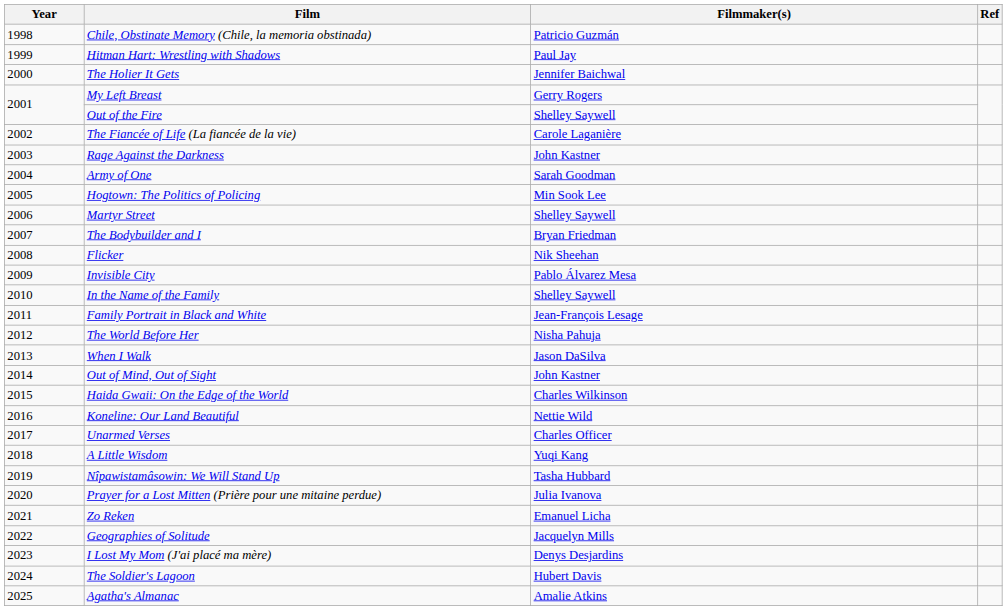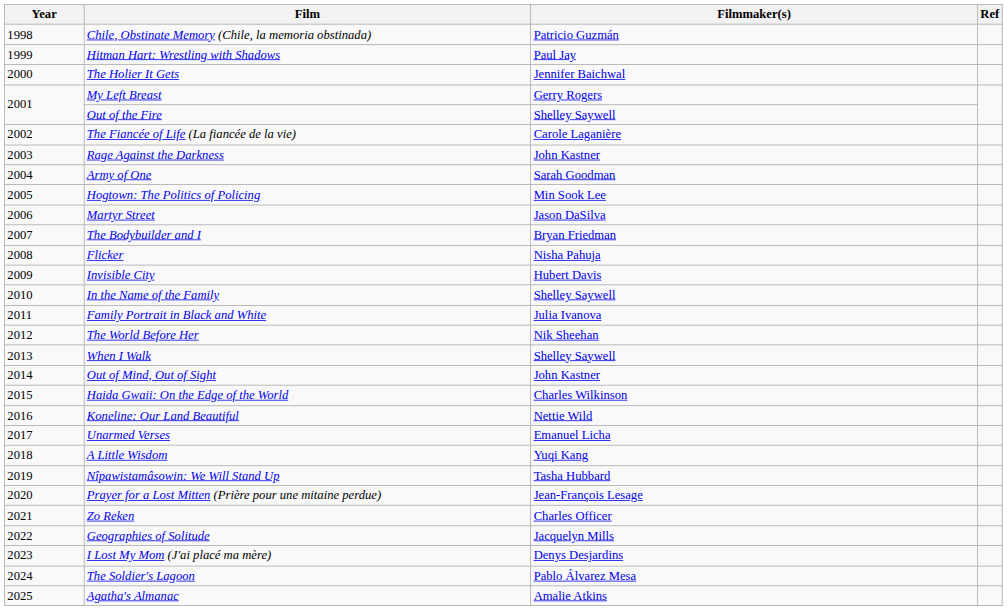(575, 214) Shelley Saywell -> (570, 214) Jason DaSilva
(566, 255) Nik Sheehan -> (567, 255) Nisha Pahuja
(585, 275) Pablo Álvarez Mesa -> (568, 275) Hubert Davis
(588, 315) Jean-François Lesage -> (568, 315) Julia Ivanova
(567, 335) Nisha Pahuja -> (566, 335) Nik Sheehan
(570, 355) Jason DaSilva -> (575, 355) Shelley Saywell
(573, 435) Charles Officer -> (572, 435) Emanuel Licha
(568, 495) Julia Ivanova -> (588, 495) Jean-François Lesage
(572, 515) Emanuel Licha -> (573, 515) Charles Officer
(568, 575) Hubert Davis -> (585, 575) Pablo Álvarez Mesa
